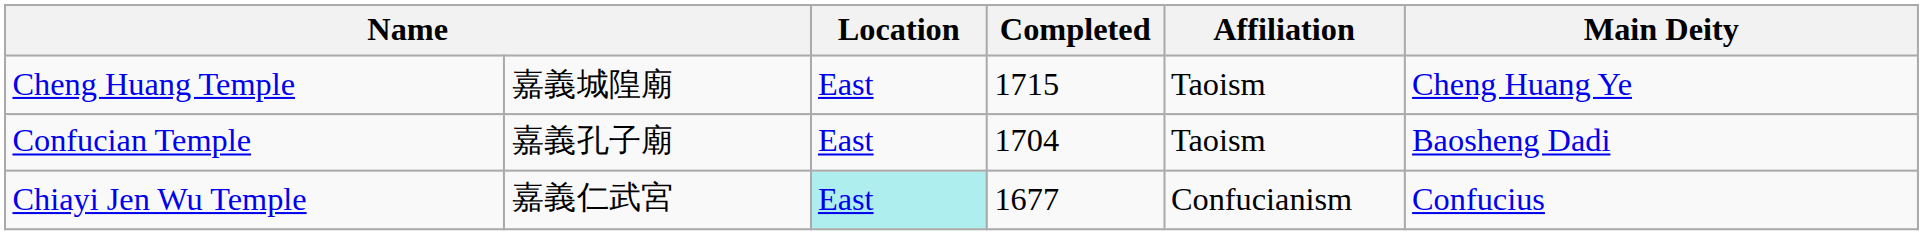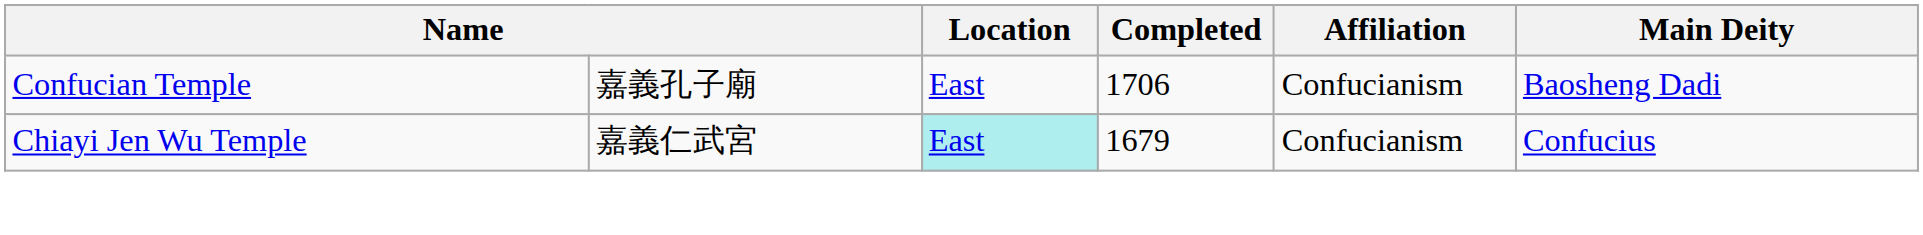- row: (154, 84)
(1027, 141) 1704 -> (1138, 84) 1706
(1218, 141) Taoism -> (1372, 84) Confucianism
(1027, 199) 1677 -> (1138, 141) 1679
